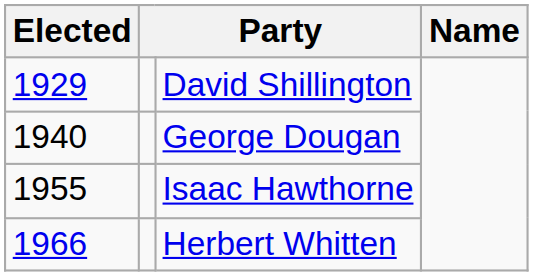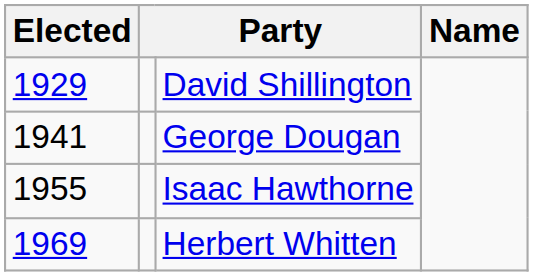(50, 137) 1940 -> (50, 137) 1941
(50, 243) 1966 -> (50, 243) 1969
